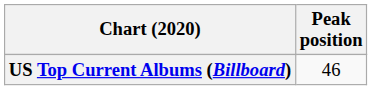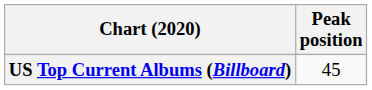(331, 69) 46 -> (331, 69) 45
